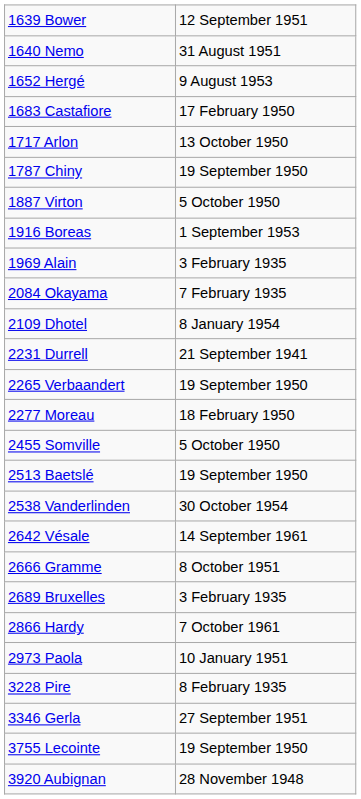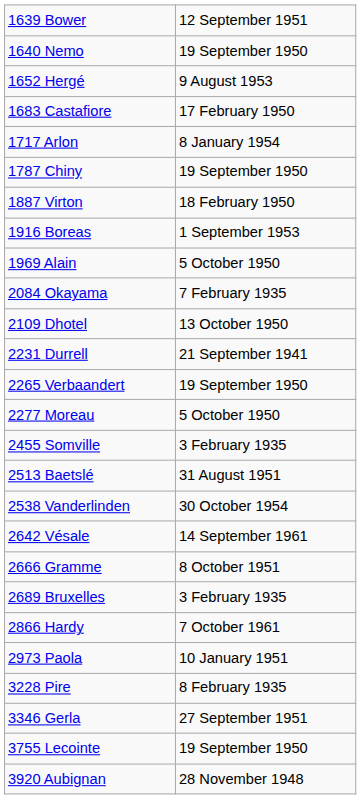(230, 50) 31 August 1951 -> (243, 50) 19 September 1950
(234, 141) 13 October 1950 -> (229, 141) 8 January 1954
(229, 202) 5 October 1950 -> (237, 202) 18 February 1950
(233, 263) 3 February 1935 -> (229, 263) 5 October 1950
(229, 323) 8 January 1954 -> (234, 323) 13 October 1950
(237, 415) 18 February 1950 -> (229, 415) 5 October 1950
(229, 445) 5 October 1950 -> (233, 445) 3 February 1935
(243, 475) 19 September 1950 -> (230, 475) 31 August 1951
